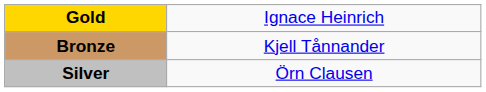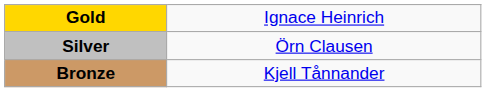rows swapped: (86, 73) <-> (86, 45)
